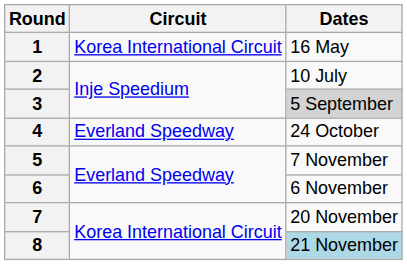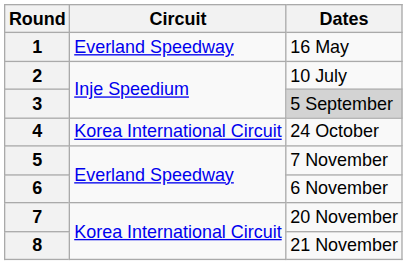(178, 47) Korea International Circuit -> (154, 47) Everland Speedway
(154, 132) Everland Speedway -> (178, 132) Korea International Circuit
(344, 245) lightblue background -> (344, 245) no background
